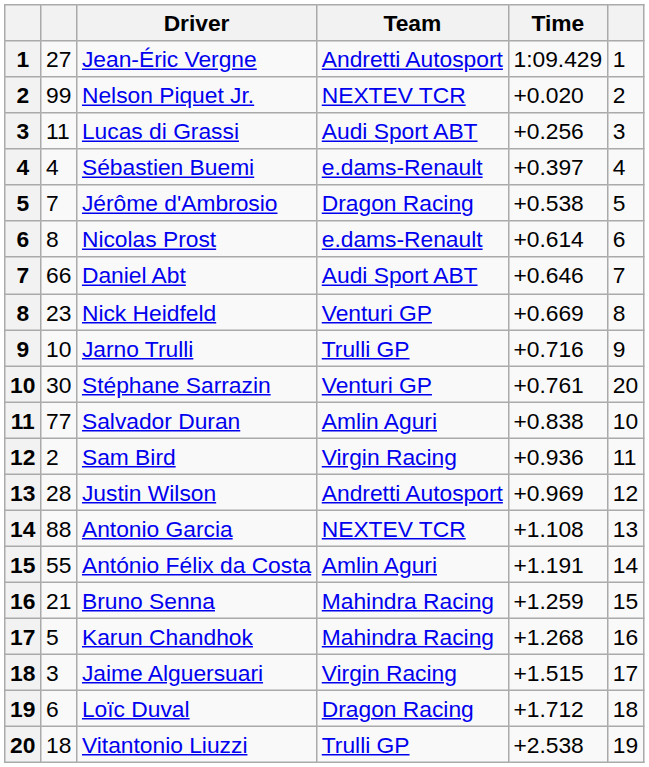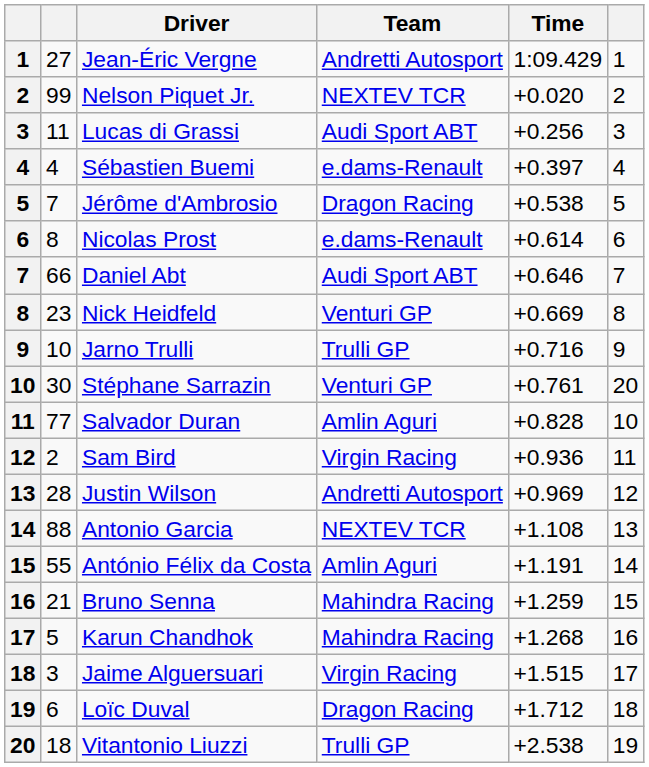(549, 420) +0.838 -> (549, 420) +0.828
